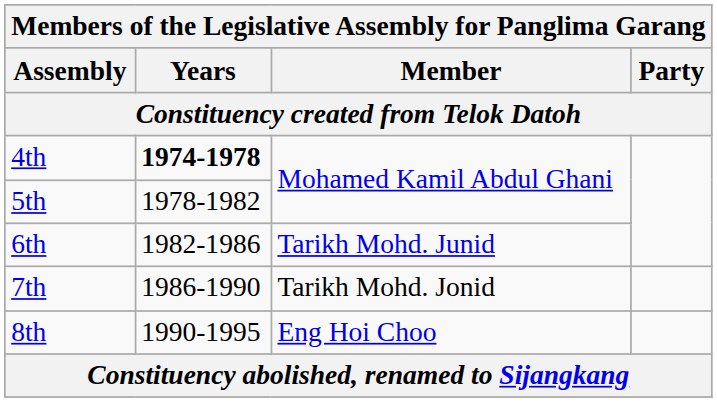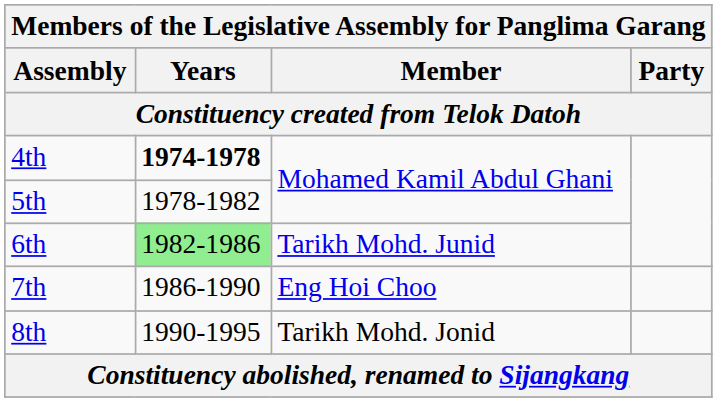(201, 244) no background -> (201, 244) lightgreen background
(386, 288) Tarikh Mohd. Jonid -> (357, 288) Eng Hoi Choo
(357, 331) Eng Hoi Choo -> (386, 331) Tarikh Mohd. Jonid
